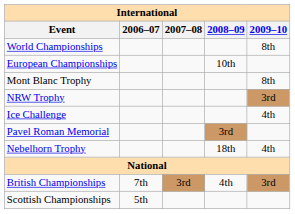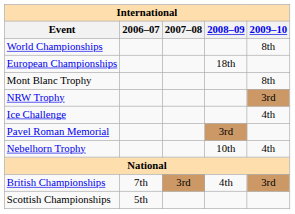(226, 64) 10th -> (226, 64) 18th
(226, 149) 18th -> (226, 149) 10th
